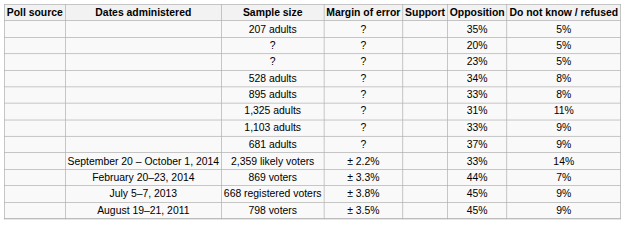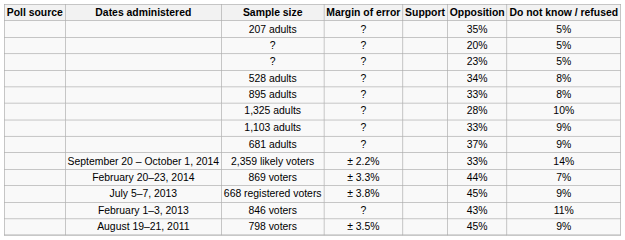(477, 111) 31% -> (477, 111) 28%
(564, 111) 11% -> (564, 111) 10%
+ row: (143, 210)
